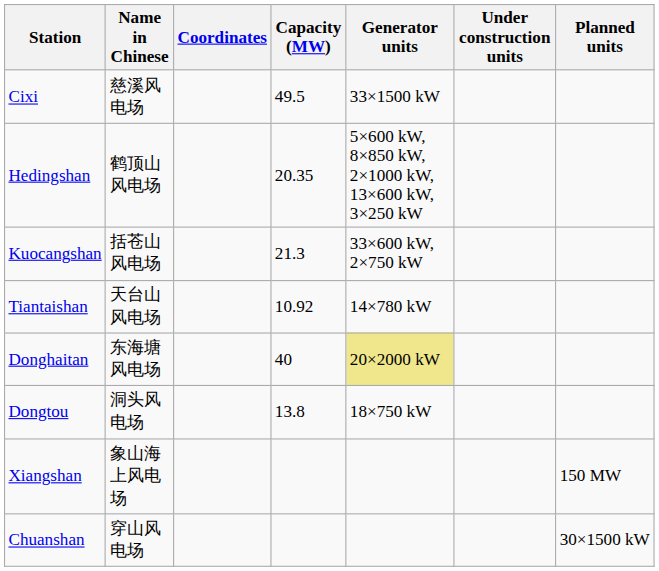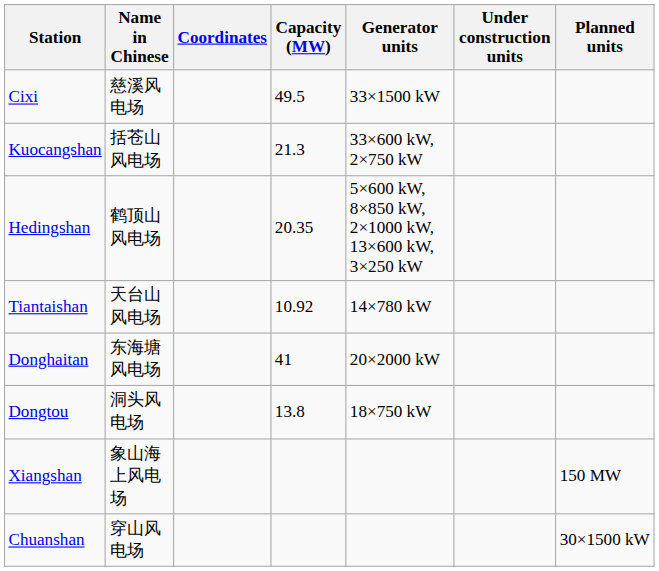rows swapped: (55, 253) <-> (49, 175)
(283, 359) 40 -> (283, 359) 41
(395, 359) khaki background -> (395, 359) no background
